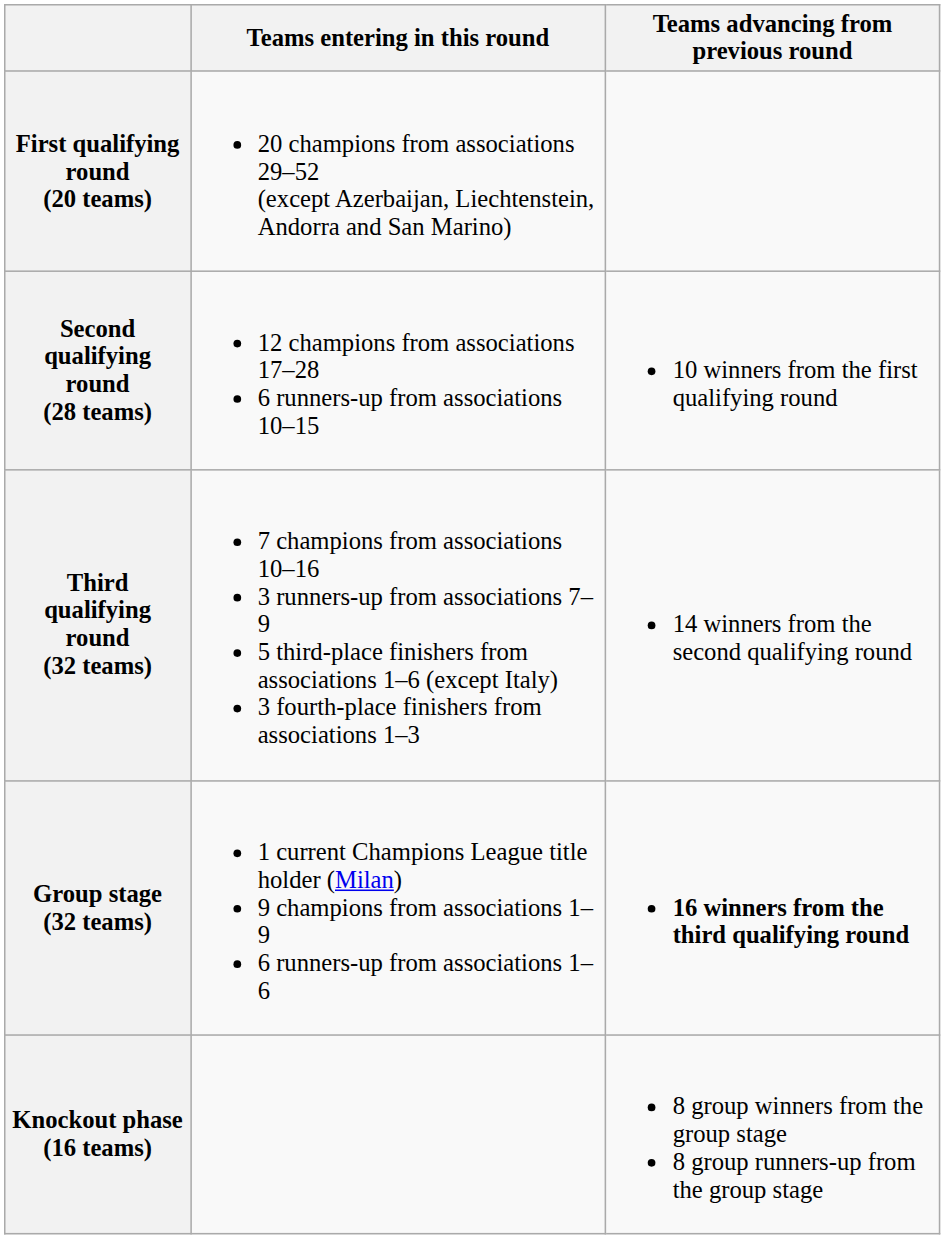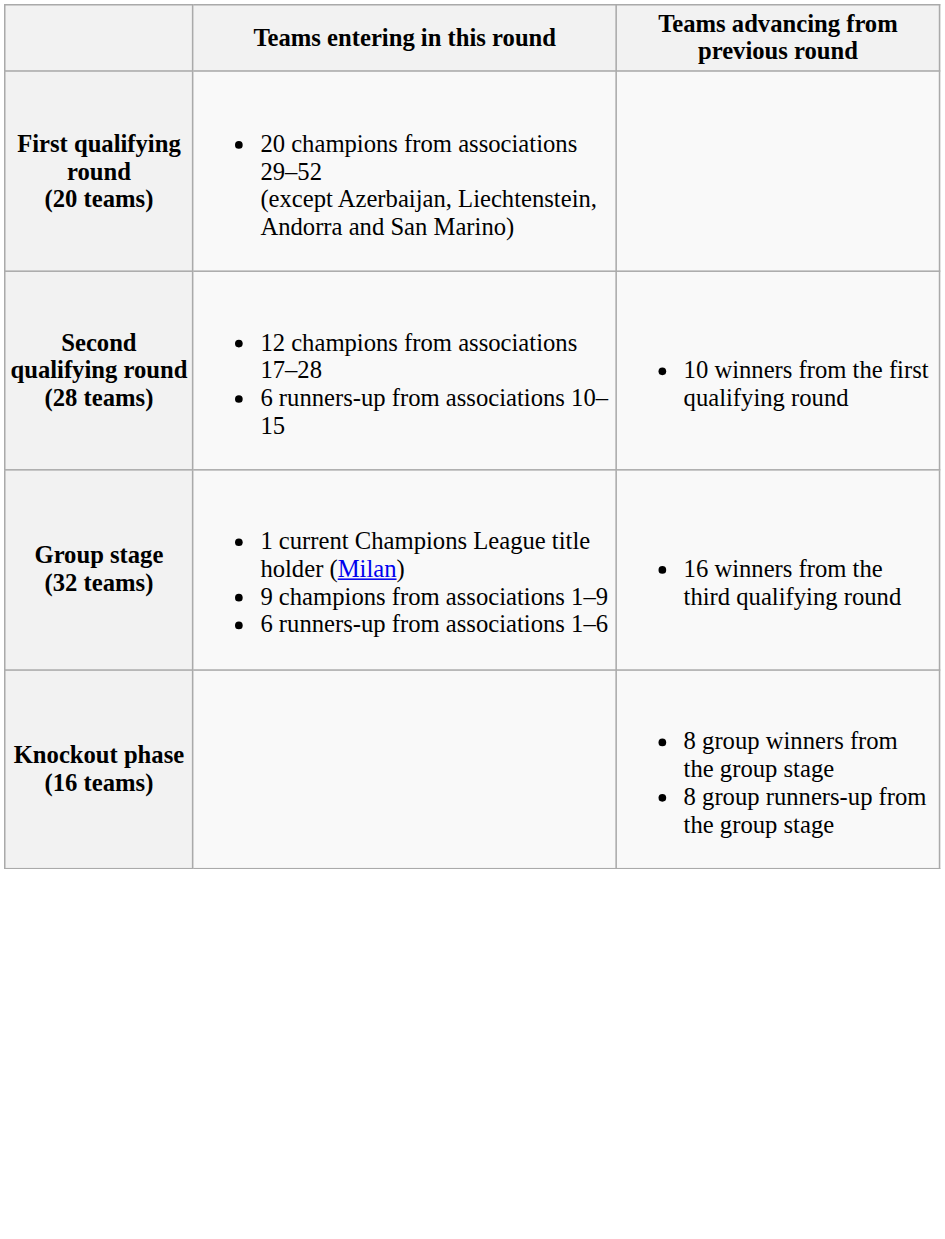- row: (98, 624)
(772, 921) bold -> (778, 584) normal
